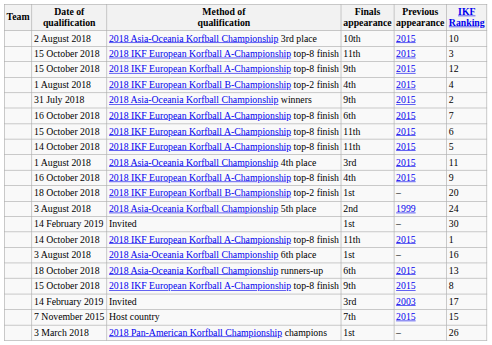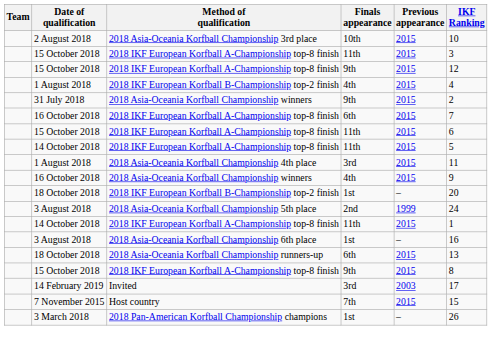(224, 178) 2018 IKF European Korfball A-Championship top-8 finish -> (210, 178) 2018 Asia-Oceania Korfball Championship winners
- row: (69, 224)
